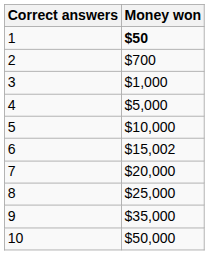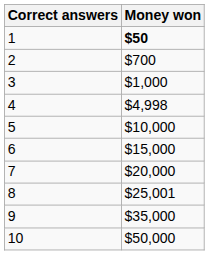(146, 104) $5,000 -> (146, 104) $4,998
(150, 149) $15,002 -> (150, 149) $15,000
(150, 194) $25,000 -> (150, 194) $25,001
